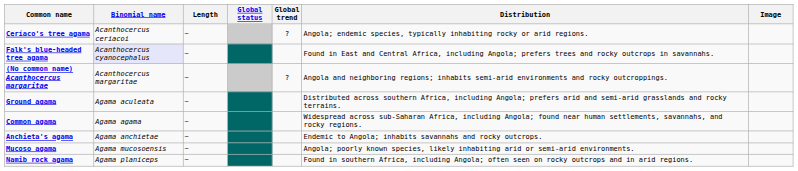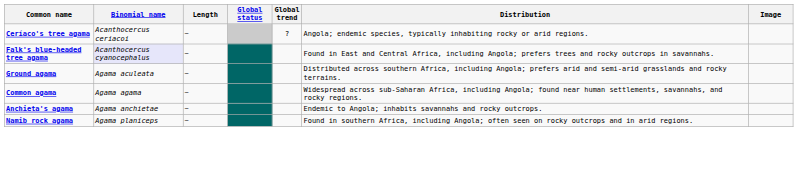- row: (40, 78)
- row: (31, 149)
